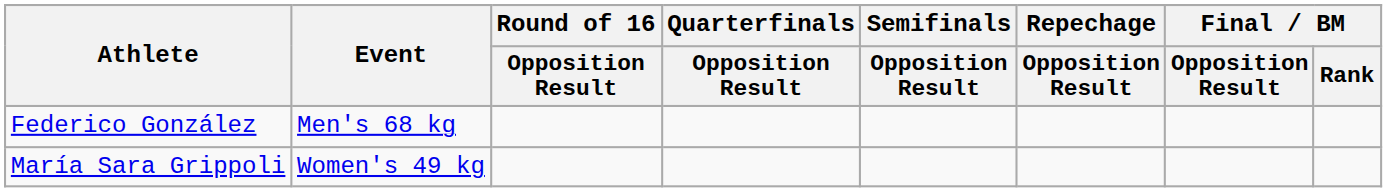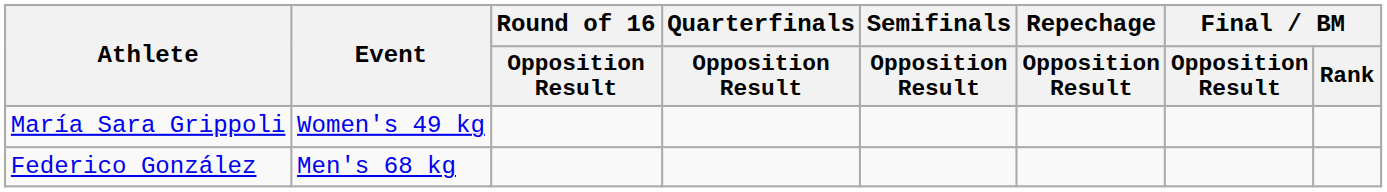rows swapped: (134, 126) <-> (148, 167)
